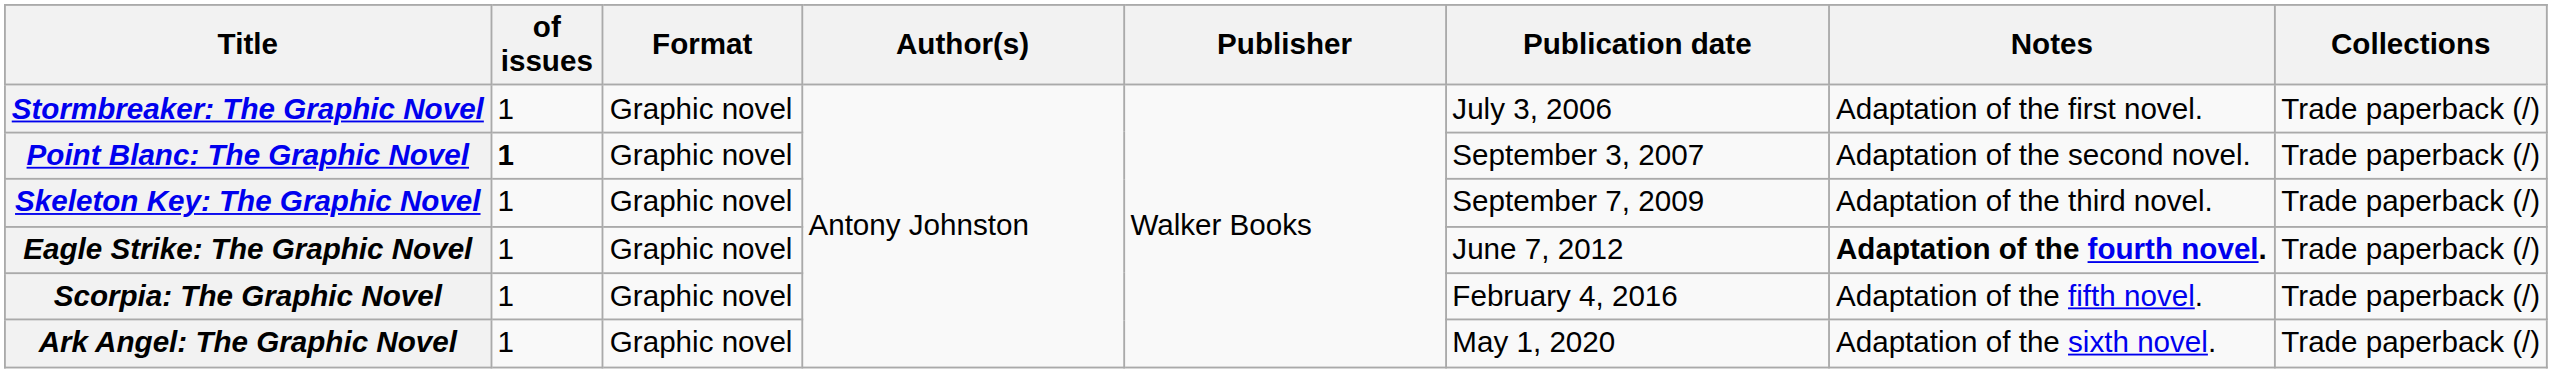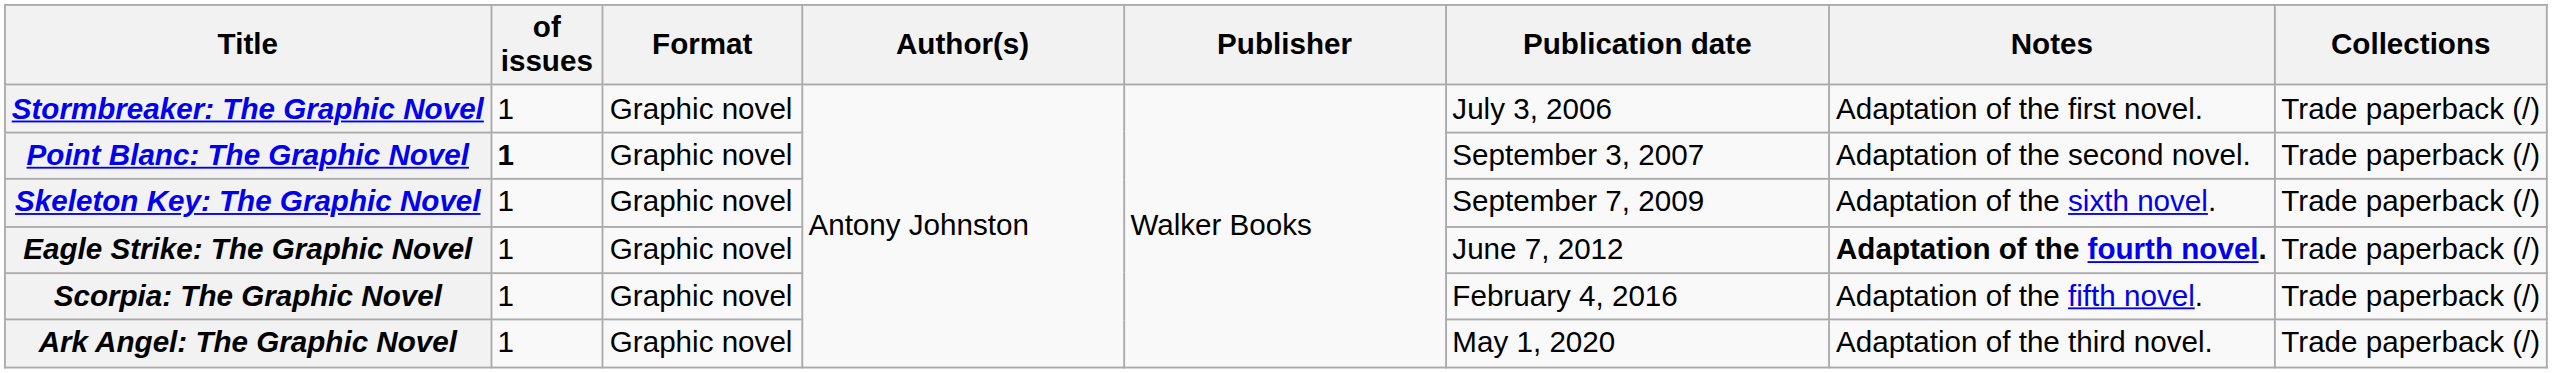(2024, 202) Adaptation of the third novel. -> (2026, 202) Adaptation of the sixth novel.
(2026, 342) Adaptation of the sixth novel. -> (2024, 342) Adaptation of the third novel.
